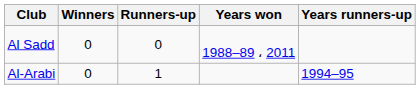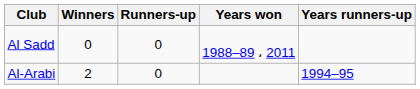(88, 73) 0 -> (88, 73) 2
(158, 73) 1 -> (158, 73) 0
